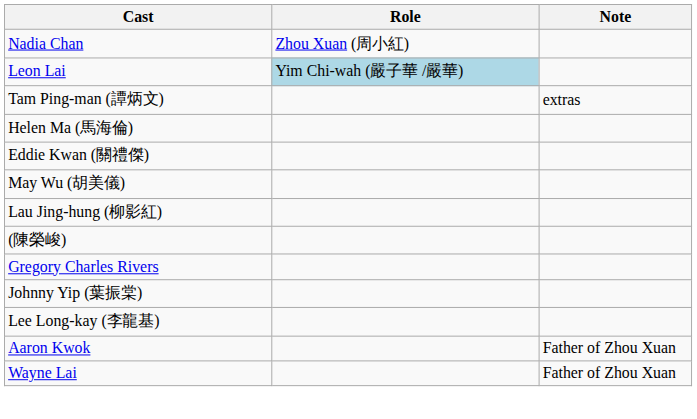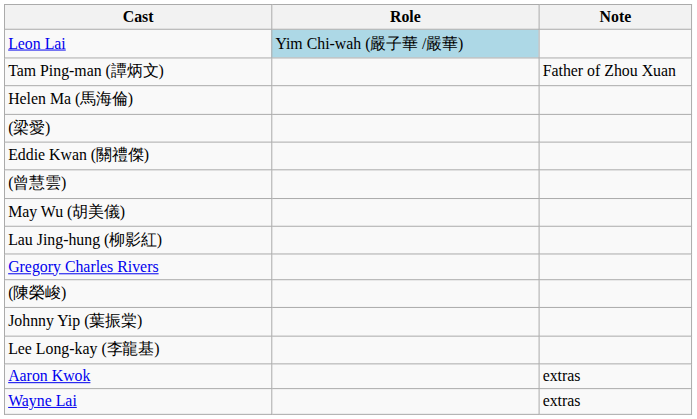- row: (46, 43)
(562, 99) extras -> (609, 71) Father of Zhou Xuan
+ row: (29, 127)
+ row: (37, 183)
rows swapped: (37, 239) <-> (83, 266)
(609, 348) Father of Zhou Xuan -> (562, 376) extras
(609, 373) Father of Zhou Xuan -> (562, 401) extras
